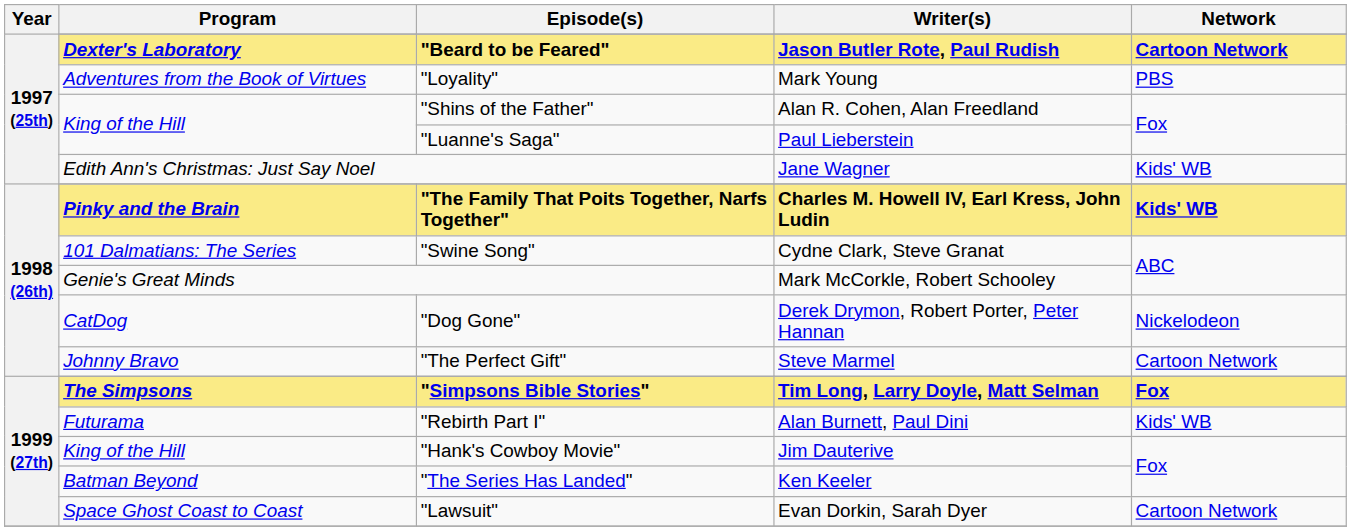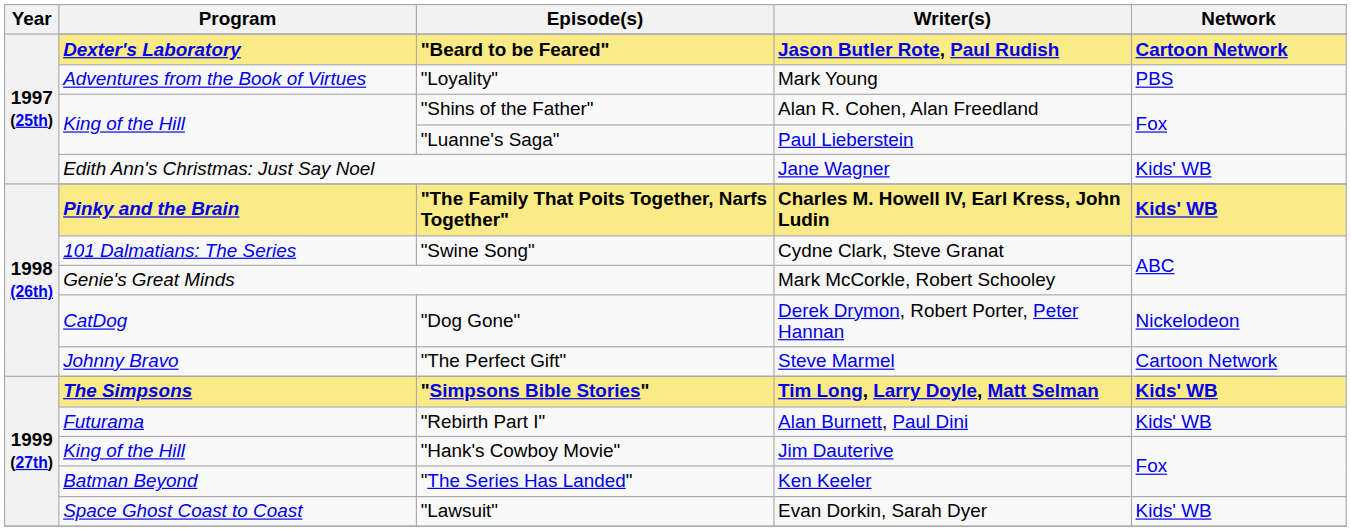(1152, 391) Fox -> (1177, 391) Kids' WB
(1206, 511) Cartoon Network -> (1174, 511) Kids' WB
